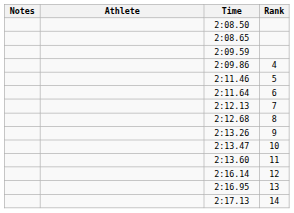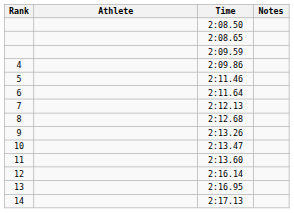columns swapped: (274, 11) <-> (22, 11)
